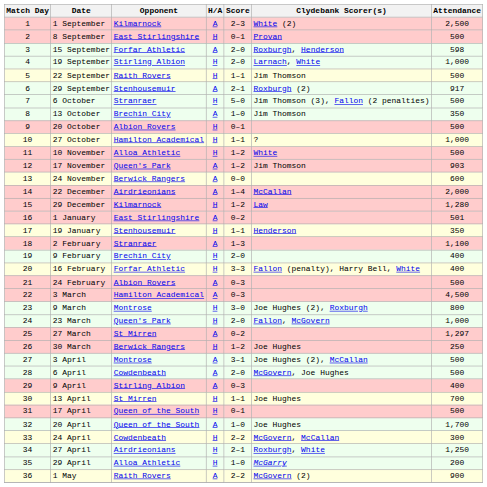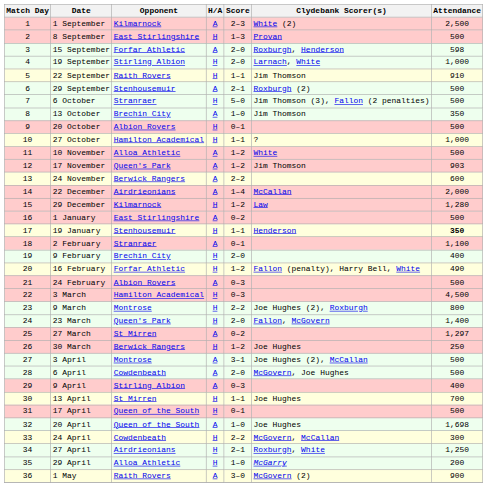(238, 37) 0–1 -> (238, 37) 1–3
(457, 75) 500 -> (457, 75) 910
(457, 88) 917 -> (457, 88) 500
(215, 153) H -> (215, 153) A
(238, 179) 0–0 -> (238, 179) 2–2
(457, 218) 501 -> (457, 218) 500
(457, 230) normal -> (457, 230) bold
(238, 243) 1–3 -> (238, 243) 0–1
(238, 269) 3–3 -> (238, 269) 1–2
(457, 269) 400 -> (457, 269) 490
(215, 295) A -> (215, 295) H
(238, 308) 3–0 -> (238, 308) 2–2
(457, 321) 1,000 -> (457, 321) 1,400
(457, 424) 1,700 -> (457, 424) 1,698
(238, 476) 2–2 -> (238, 476) 3–0
